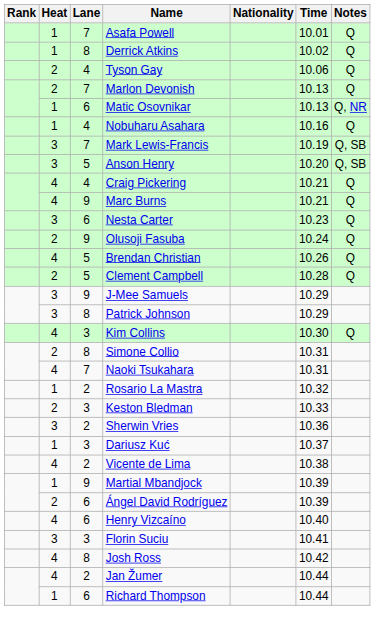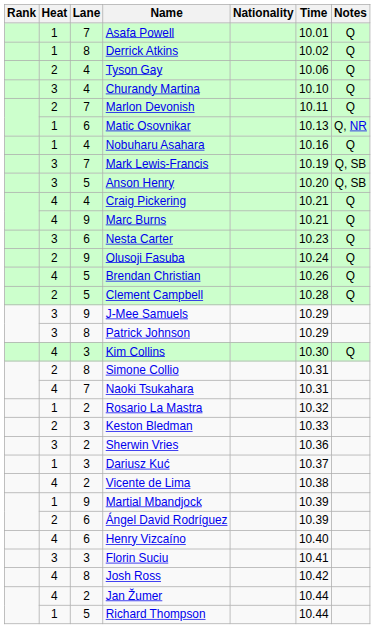+ row: (153, 88)
(314, 88) 10.13 -> (314, 107) 10.11
(86, 595) 6 -> (86, 614) 5
